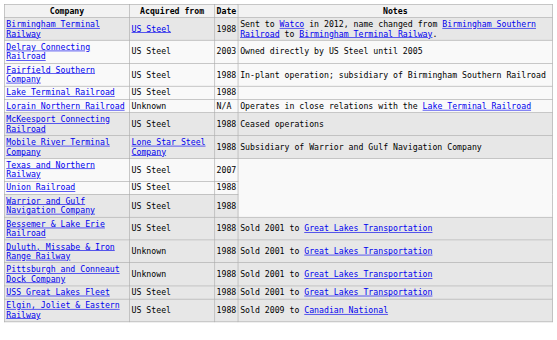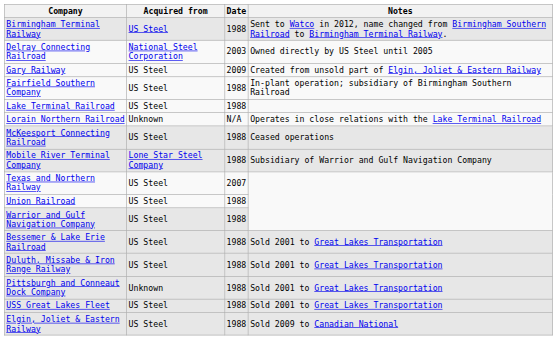(151, 52) US Steel -> (163, 52) National Steel Corporation
+ row: (36, 70)
(149, 251) Unknown -> (148, 265) US Steel
